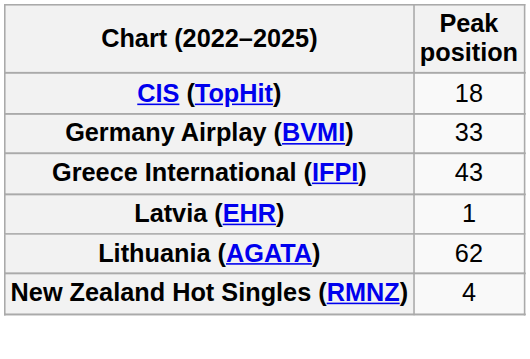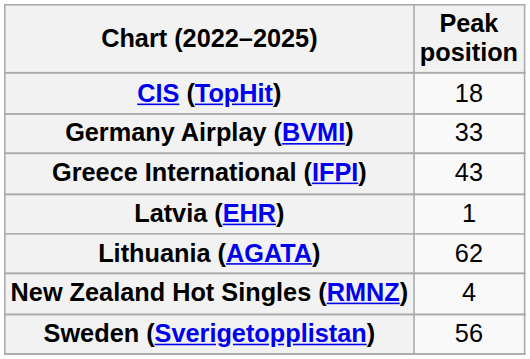+ row: (209, 333)
